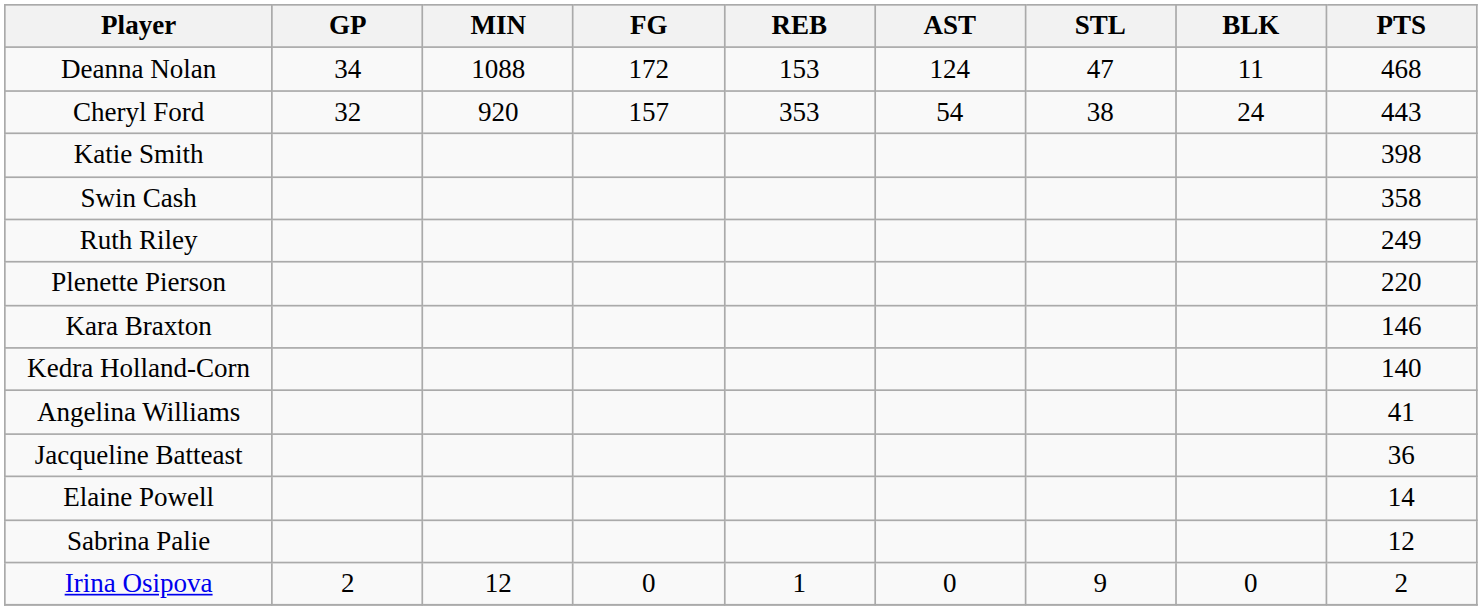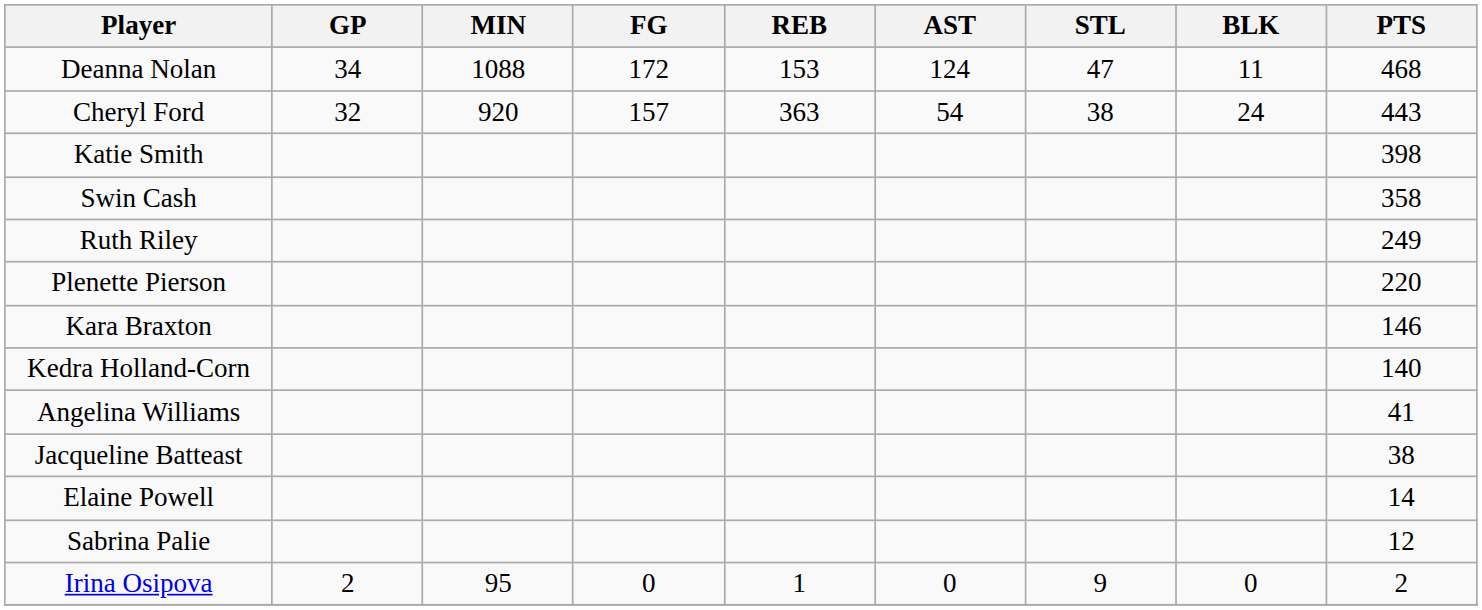(799, 111) 353 -> (799, 111) 363
(1401, 454) 36 -> (1401, 454) 38
(498, 583) 12 -> (498, 583) 95
